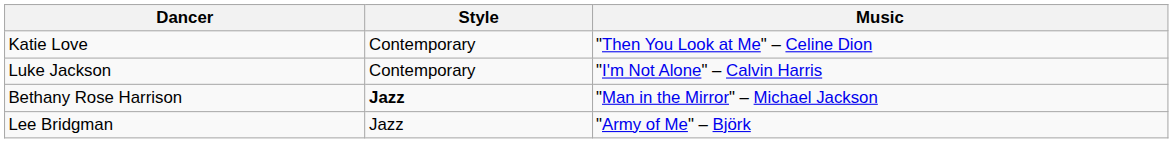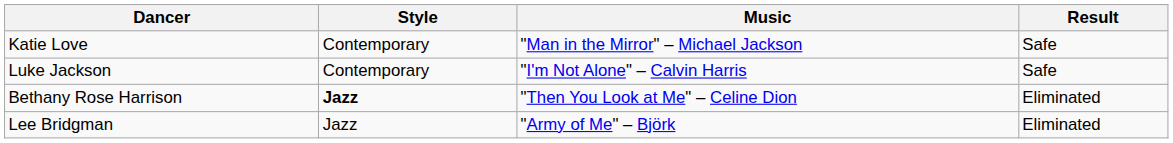+ column: (1093, 17)
(734, 44) "Then You Look at Me" – Celine Dion -> (661, 44) "Man in the Mirror" – Michael Jackson
(737, 97) "Man in the Mirror" – Michael Jackson -> (659, 97) "Then You Look at Me" – Celine Dion
